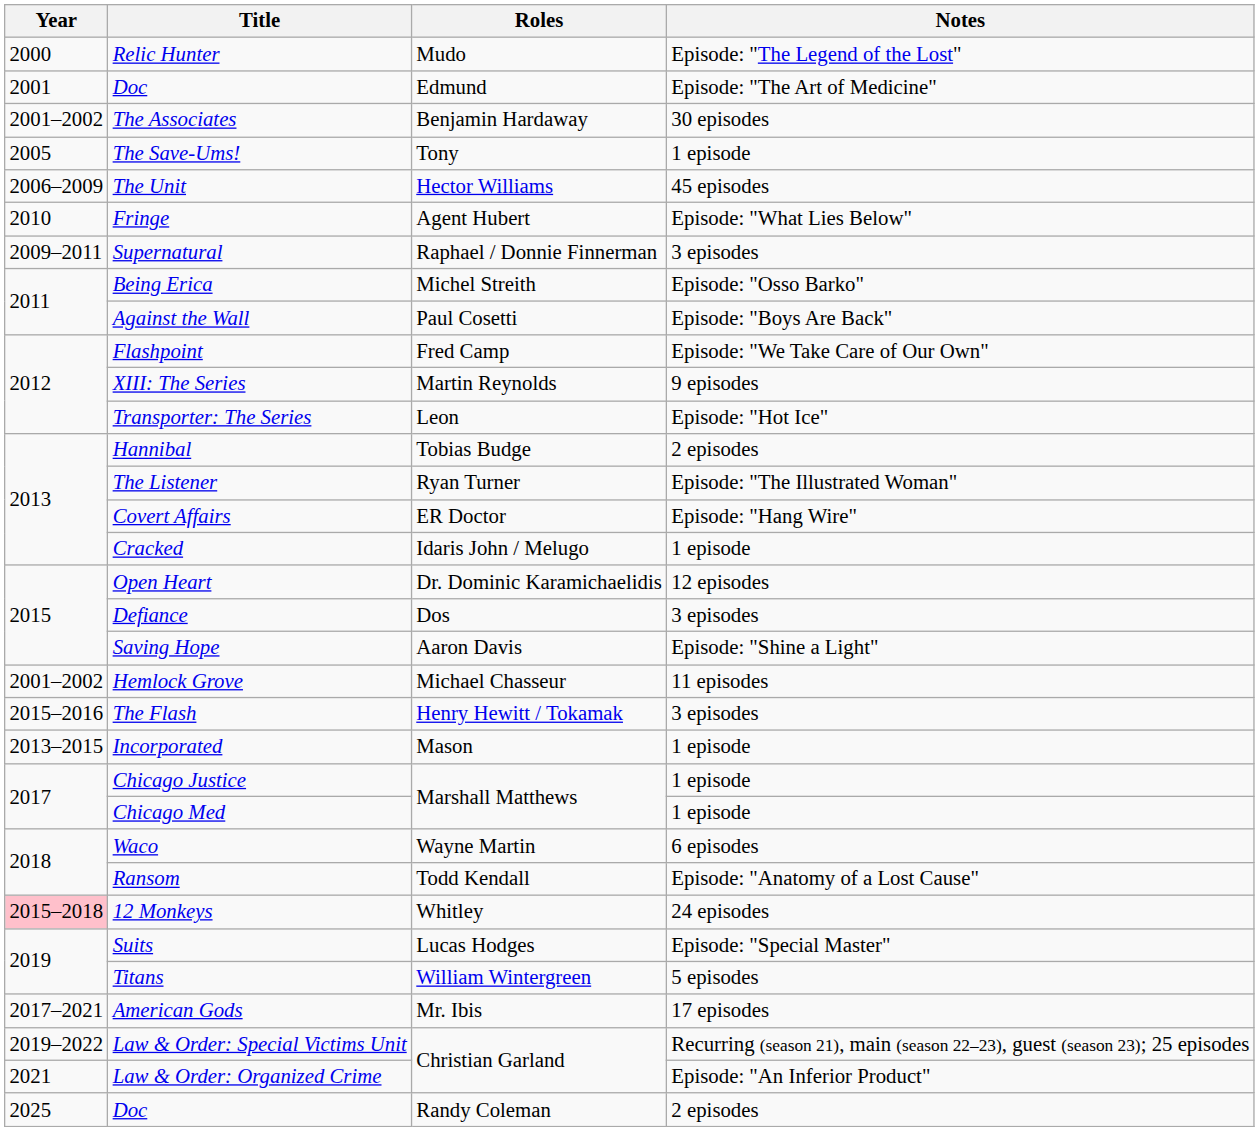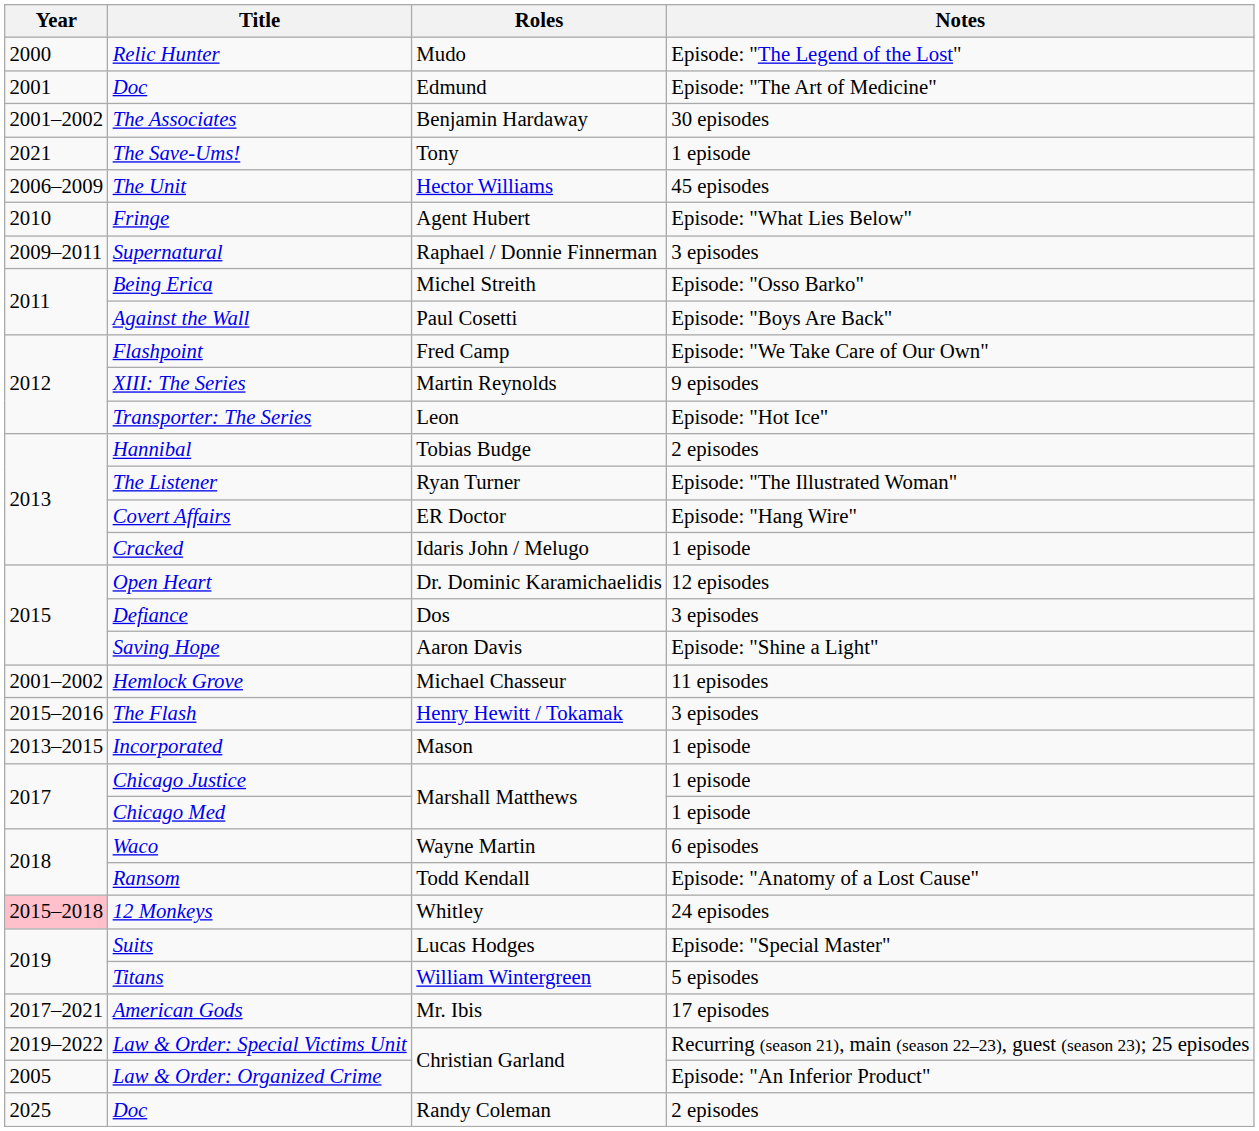(30, 152) 2005 -> (30, 152) 2021
(30, 1076) 2021 -> (30, 1076) 2005
